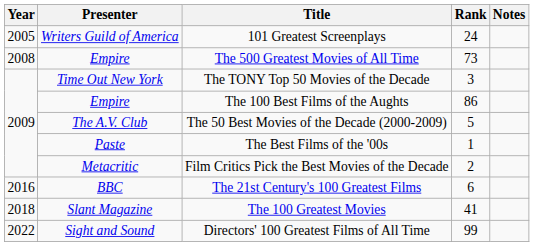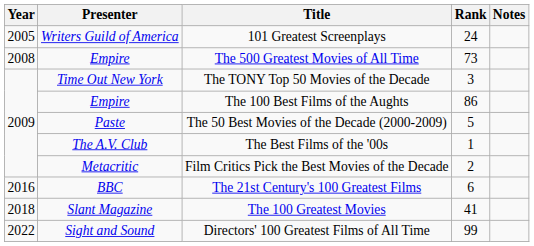(110, 123) The A.V. Club -> (110, 123) Paste
(110, 144) Paste -> (110, 144) The A.V. Club
